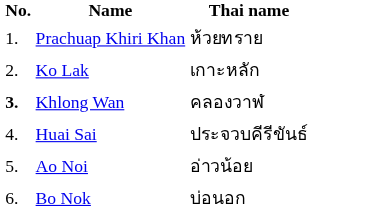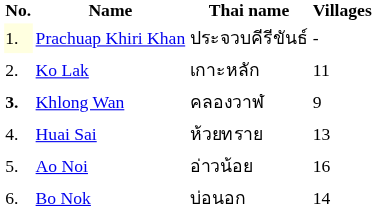+ column: (342, 10)
(12, 38) no background -> (12, 38) lightyellow background
(226, 38) ห้วยทราย -> (249, 38) ประจวบคีรีขันธ์
(249, 134) ประจวบคีรีขันธ์ -> (226, 134) ห้วยทราย
